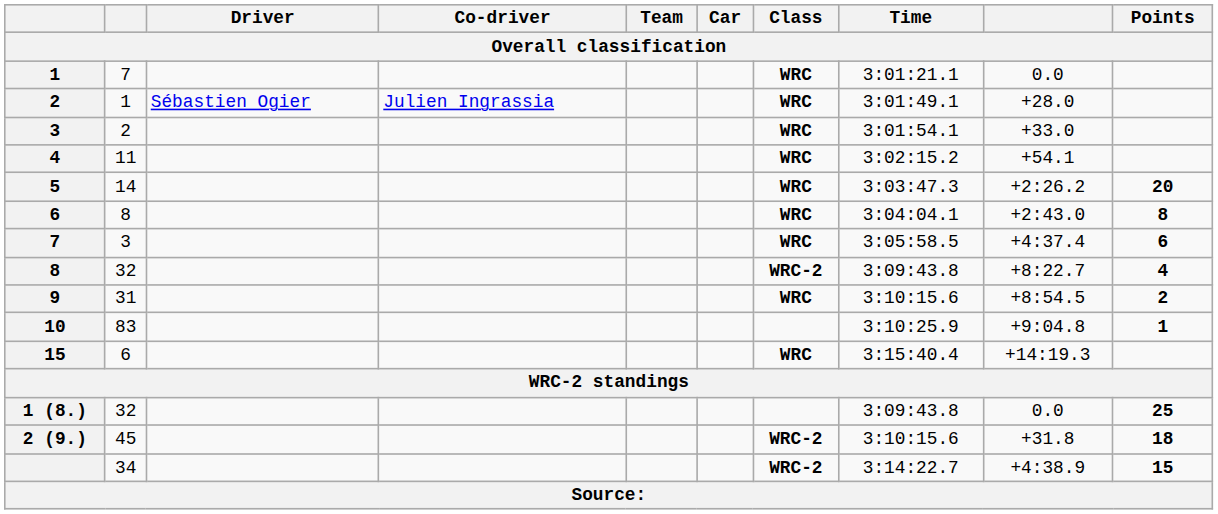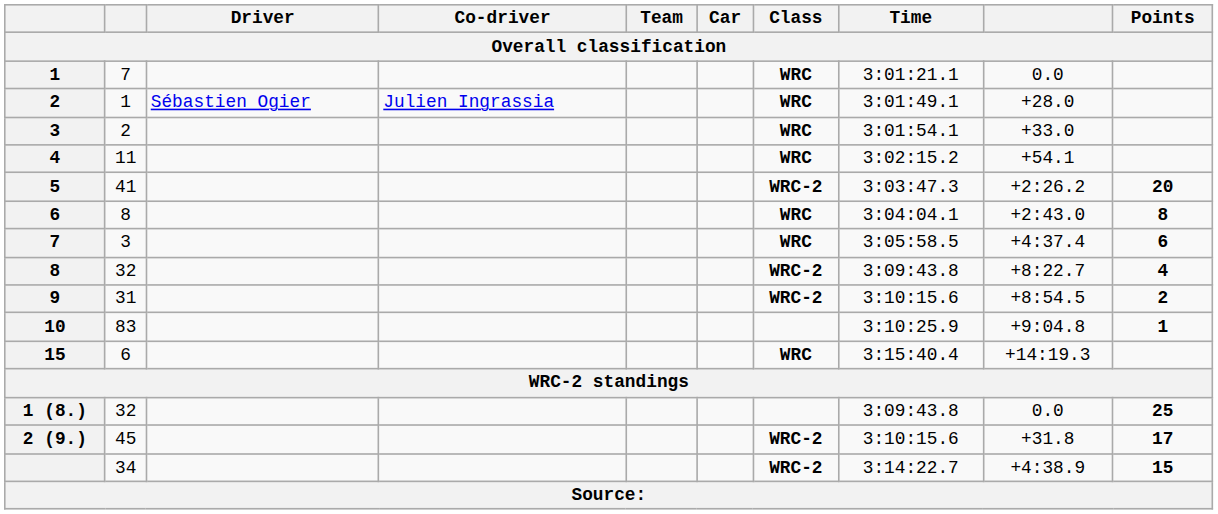(126, 187) 14 -> (126, 187) 41
(796, 187) WRC -> (796, 187) WRC-2
(796, 299) WRC -> (796, 299) WRC-2
(1163, 439) 18 -> (1163, 439) 17
